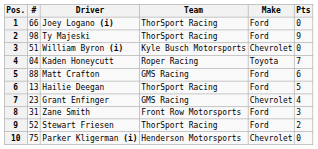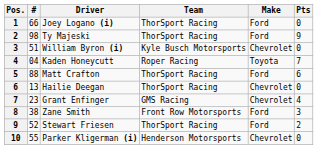(165, 75) GMS Racing -> (179, 75) ThorSport Racing
(259, 88) Ford -> (271, 88) Chevrolet
(299, 88) 5 -> (299, 88) 0
(34, 113) 31 -> (34, 113) 38
(34, 139) 75 -> (34, 139) 55
